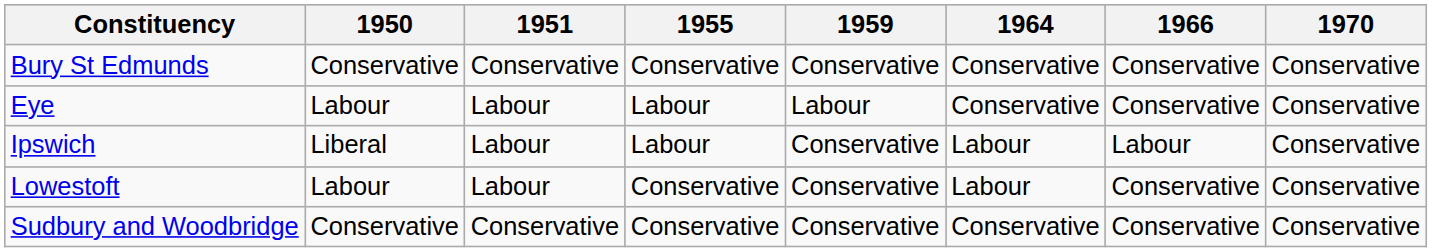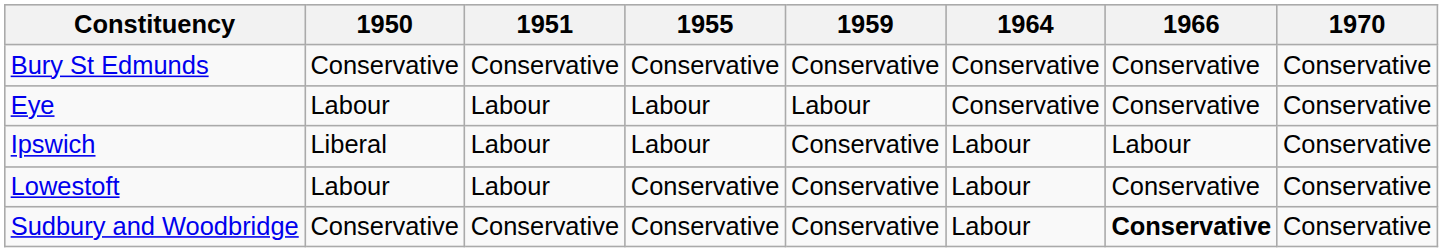(1025, 226) Conservative -> (991, 226) Labour
(1186, 226) normal -> (1191, 226) bold
